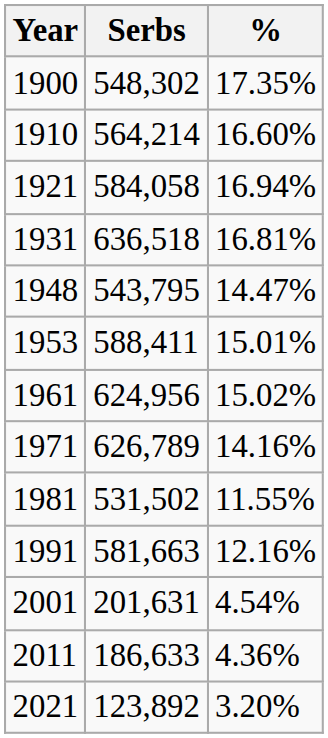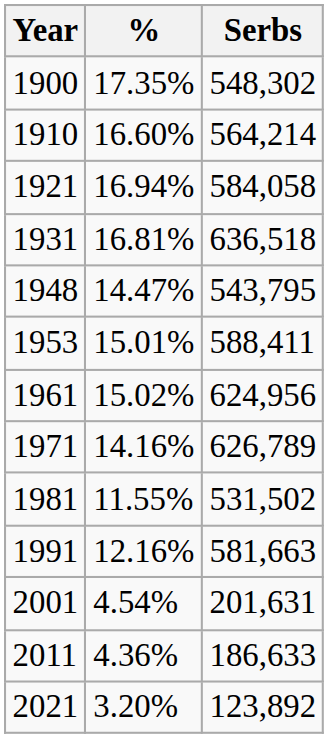columns swapped: (147, 30) <-> (266, 30)
